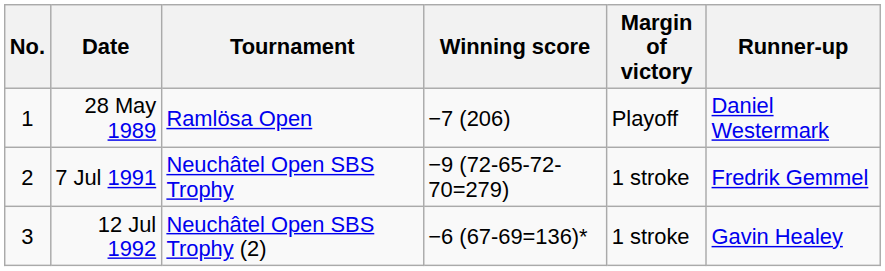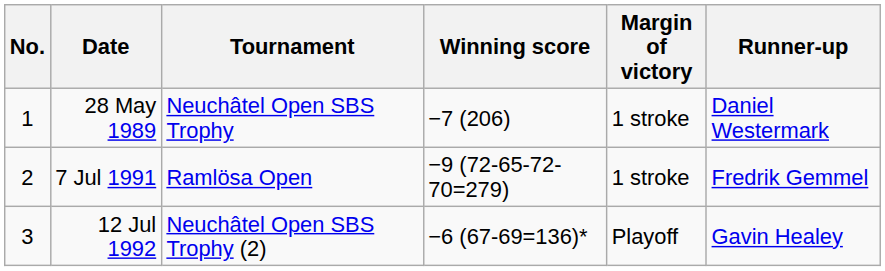(239, 118) Ramlösa Open -> (270, 118) Neuchâtel Open SBS Trophy
(645, 118) Playoff -> (651, 118) 1 stroke
(270, 177) Neuchâtel Open SBS Trophy -> (239, 177) Ramlösa Open
(651, 236) 1 stroke -> (645, 236) Playoff
